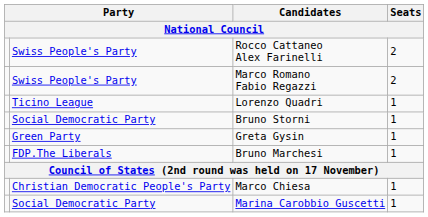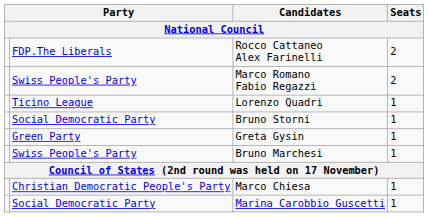(74, 53) Swiss People's Party -> (62, 53) FDP.The Liberals
(62, 154) FDP.The Liberals -> (74, 154) Swiss People's Party
